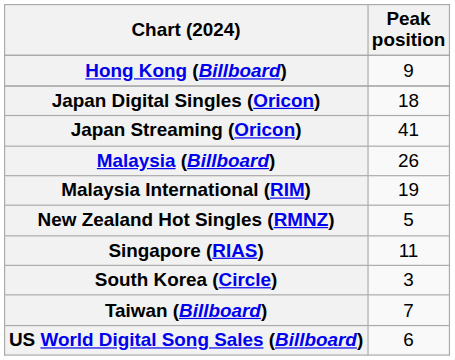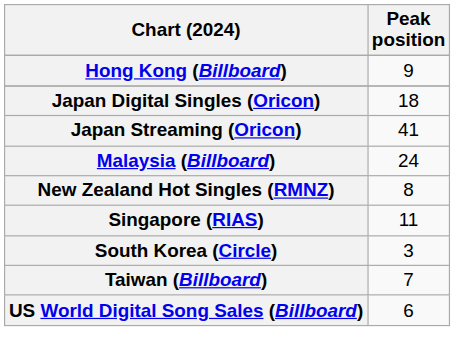(409, 160) 26 -> (409, 160) 24
- row: (186, 190)
(409, 220) 5 -> (409, 190) 8
